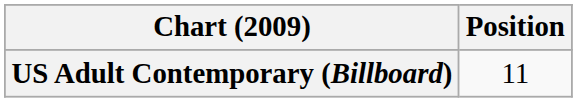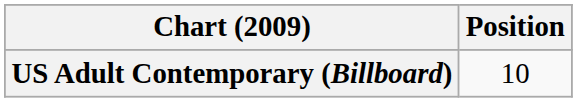(515, 73) 11 -> (515, 73) 10
